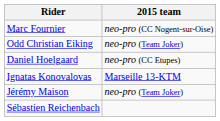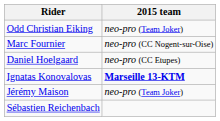rows swapped: (50, 44) <-> (36, 28)
(143, 76) normal -> (145, 76) bold
